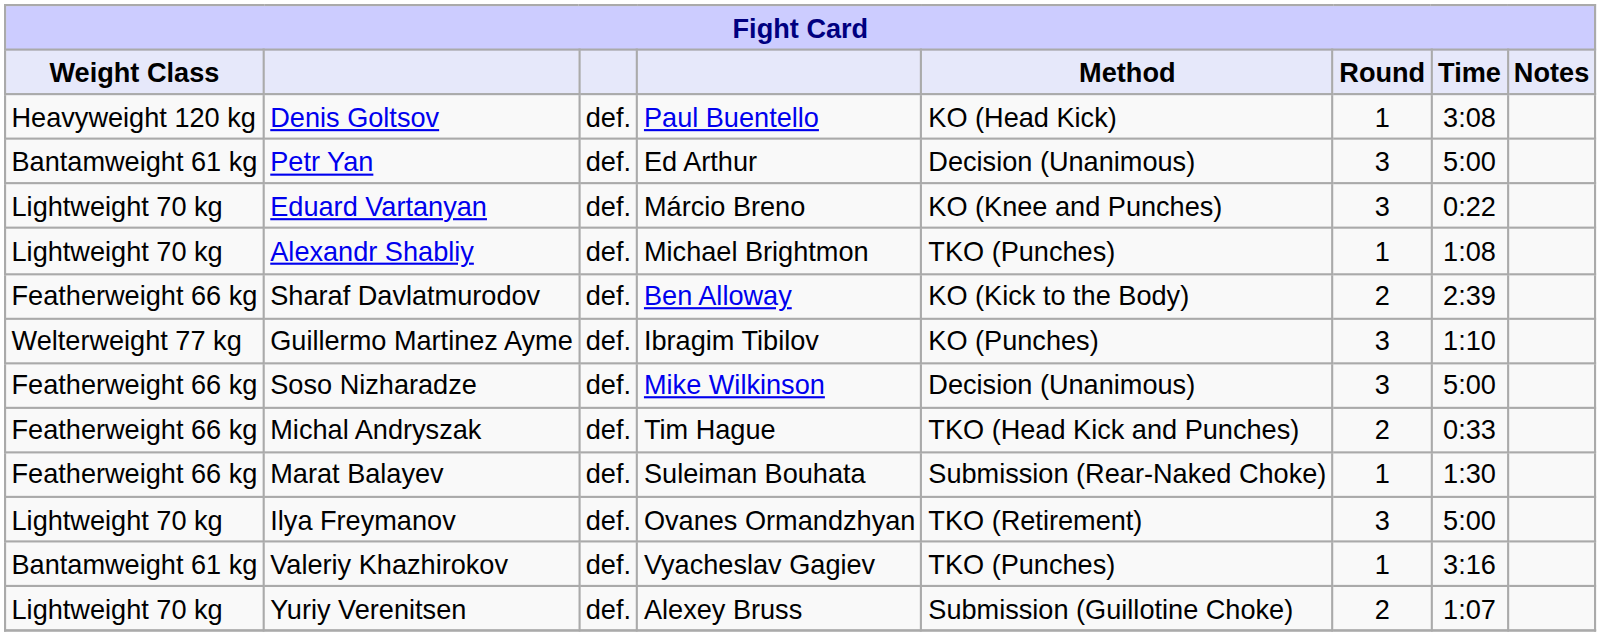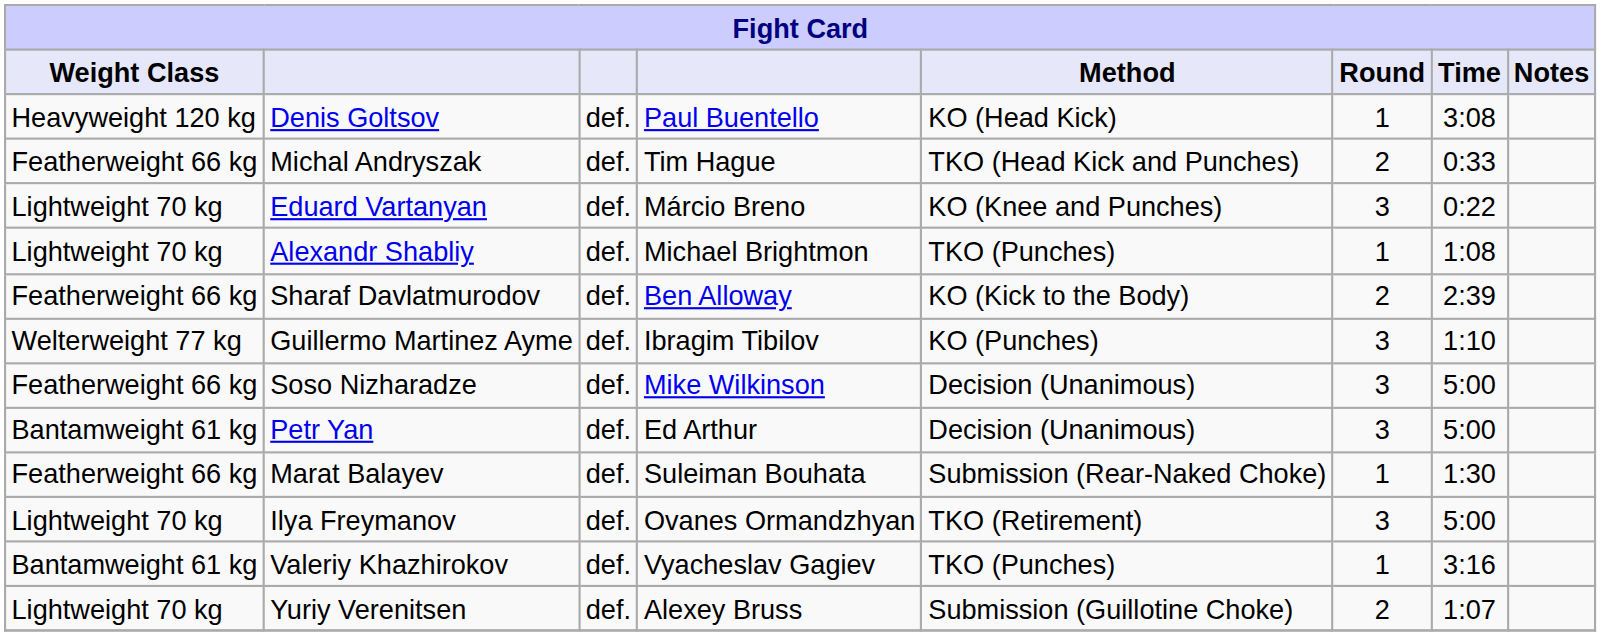rows swapped: (322, 161) <-> (376, 430)
